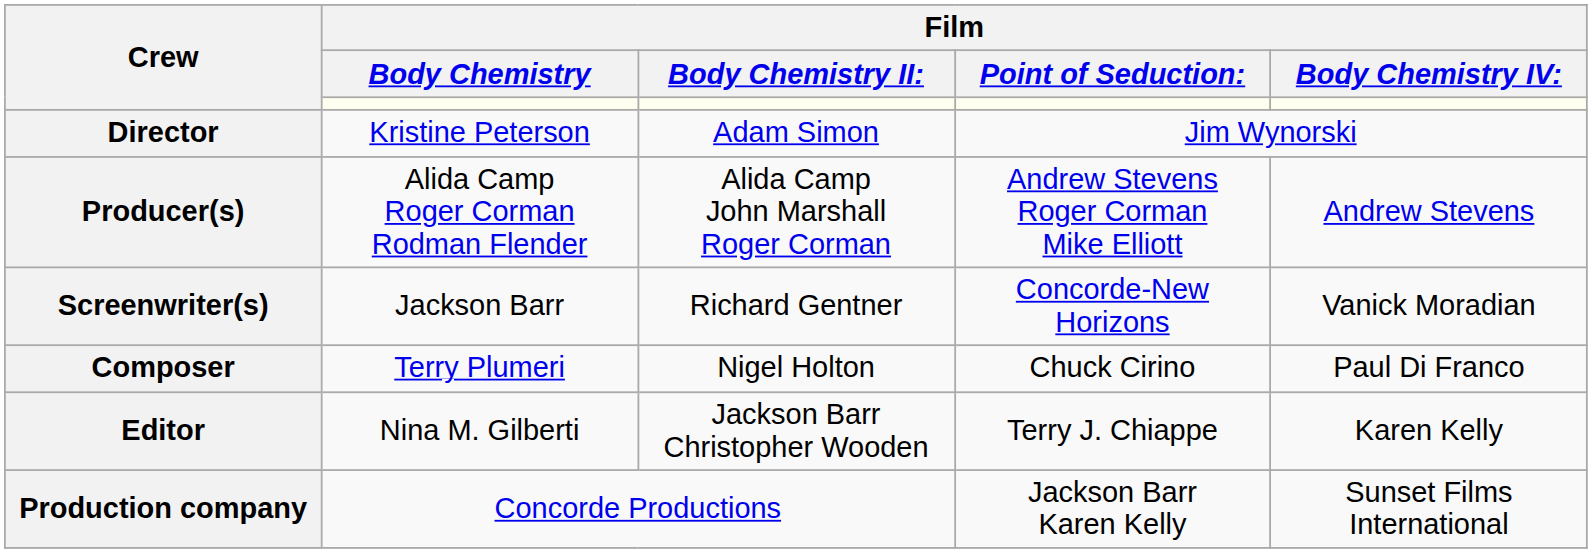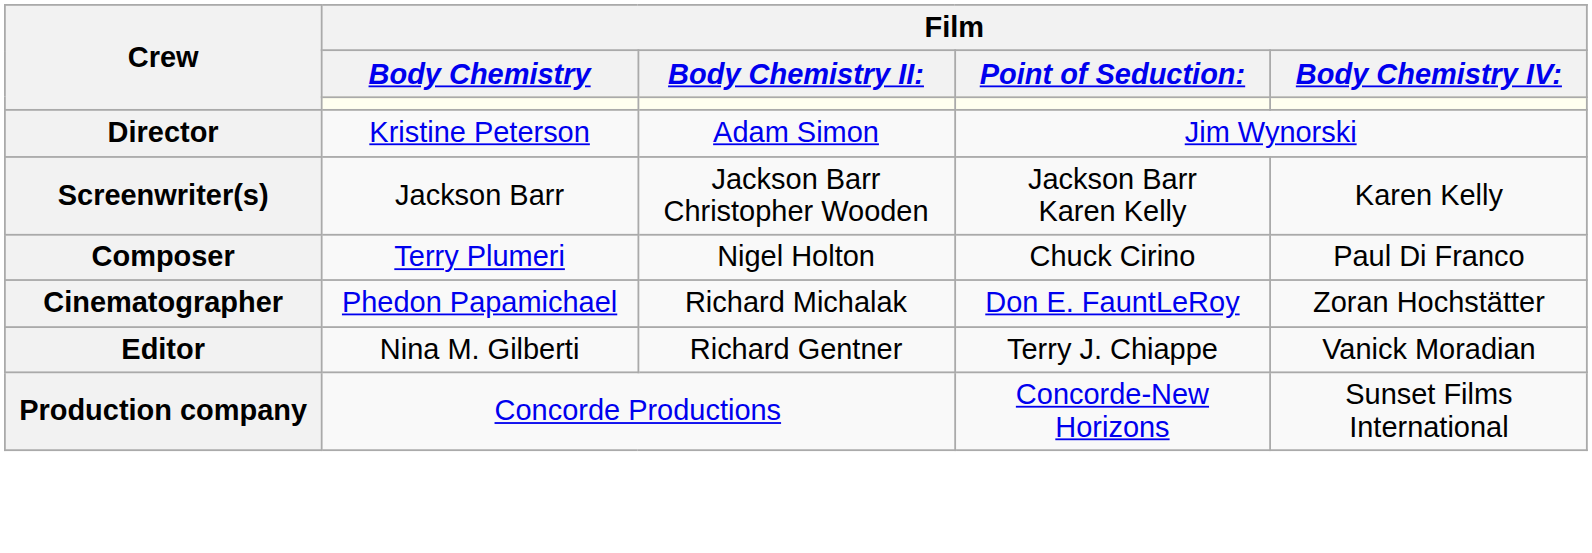- row: (163, 211)
(796, 305) Richard Gentner -> (796, 194) Jackson Barr Christopher Wooden
(1112, 305) Concorde-New Horizons -> (1112, 194) Jackson Barr Karen Kelly
(1429, 305) Vanick Moradian -> (1429, 194) Karen Kelly
+ row: (163, 303)
(796, 430) Jackson Barr Christopher Wooden -> (796, 348) Richard Gentner
(1429, 430) Karen Kelly -> (1429, 348) Vanick Moradian
(1112, 508) Jackson Barr Karen Kelly -> (1112, 411) Concorde-New Horizons
